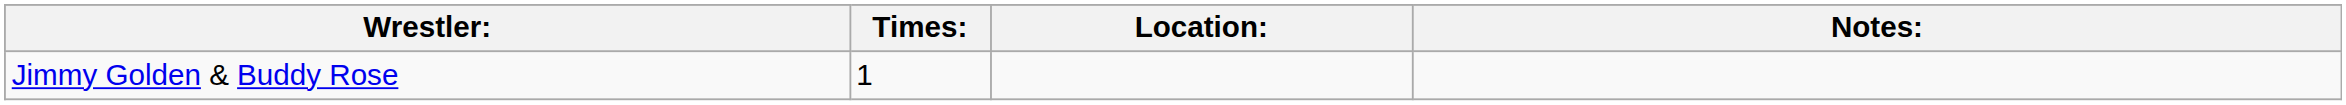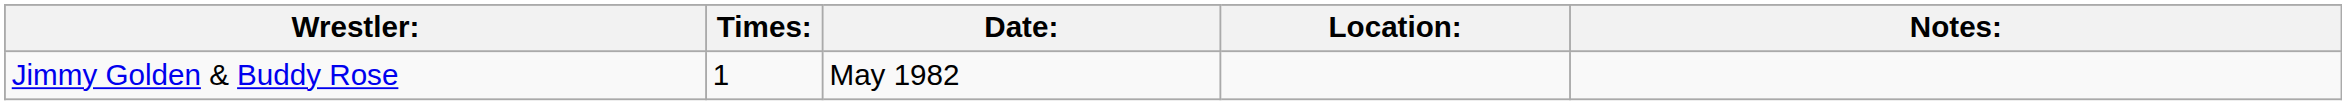+ column: (1021, 27)
